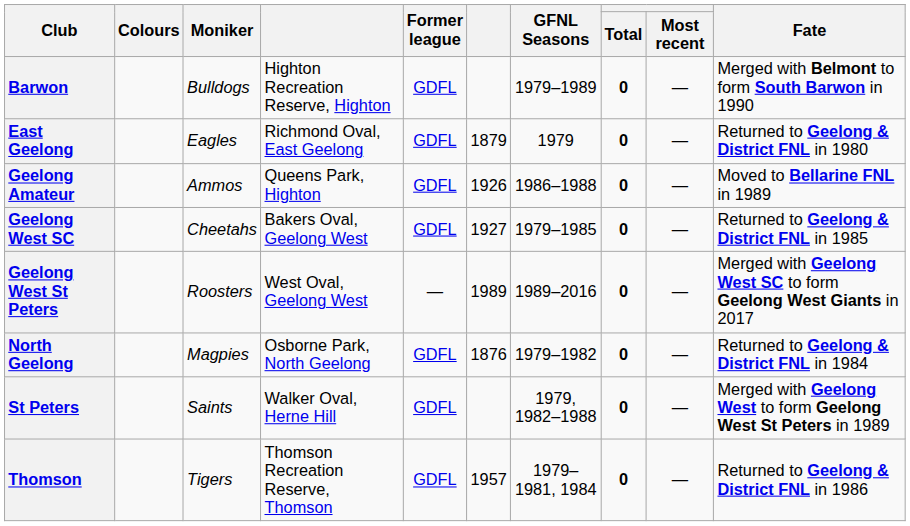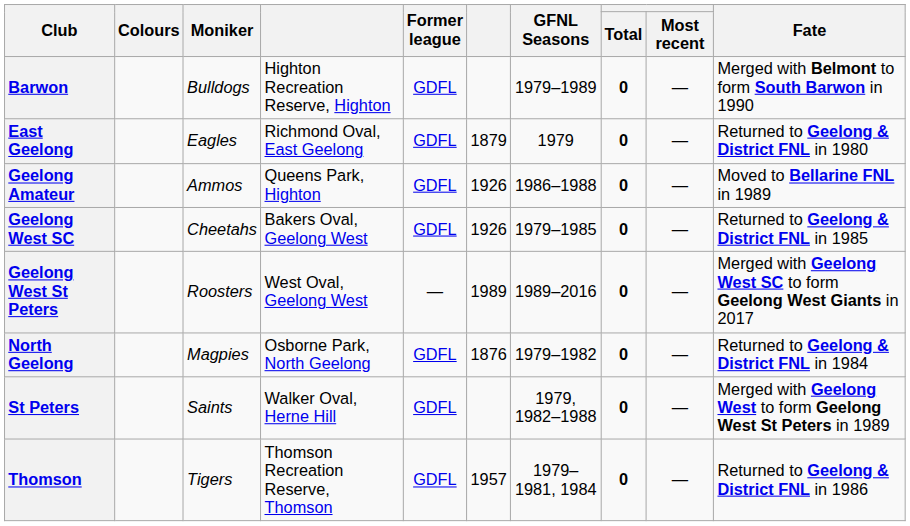(489, 229) 1927 -> (489, 229) 1926
